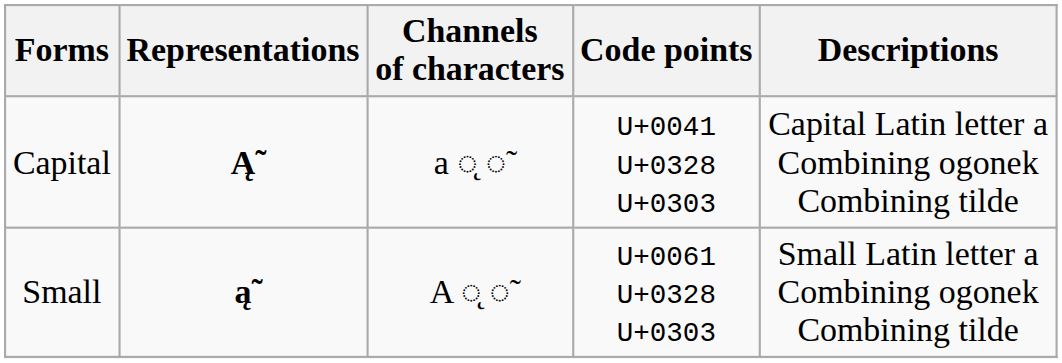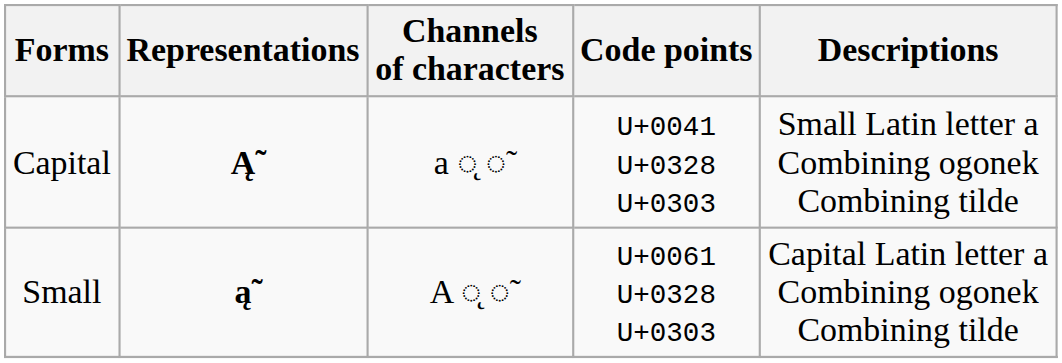(908, 161) Capital Latin letter a Combining ogonek Combining tilde -> (908, 161) Small Latin letter a Combining ogonek Combining tilde
(908, 291) Small Latin letter a Combining ogonek Combining tilde -> (908, 291) Capital Latin letter a Combining ogonek Combining tilde
